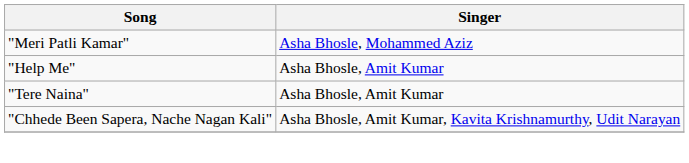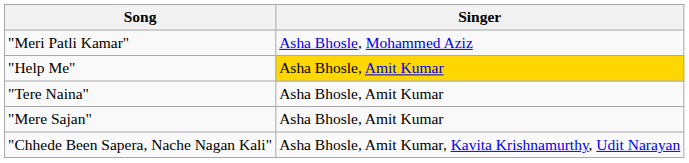(361, 68) no background -> (361, 68) gold background
+ row: (50, 119)
